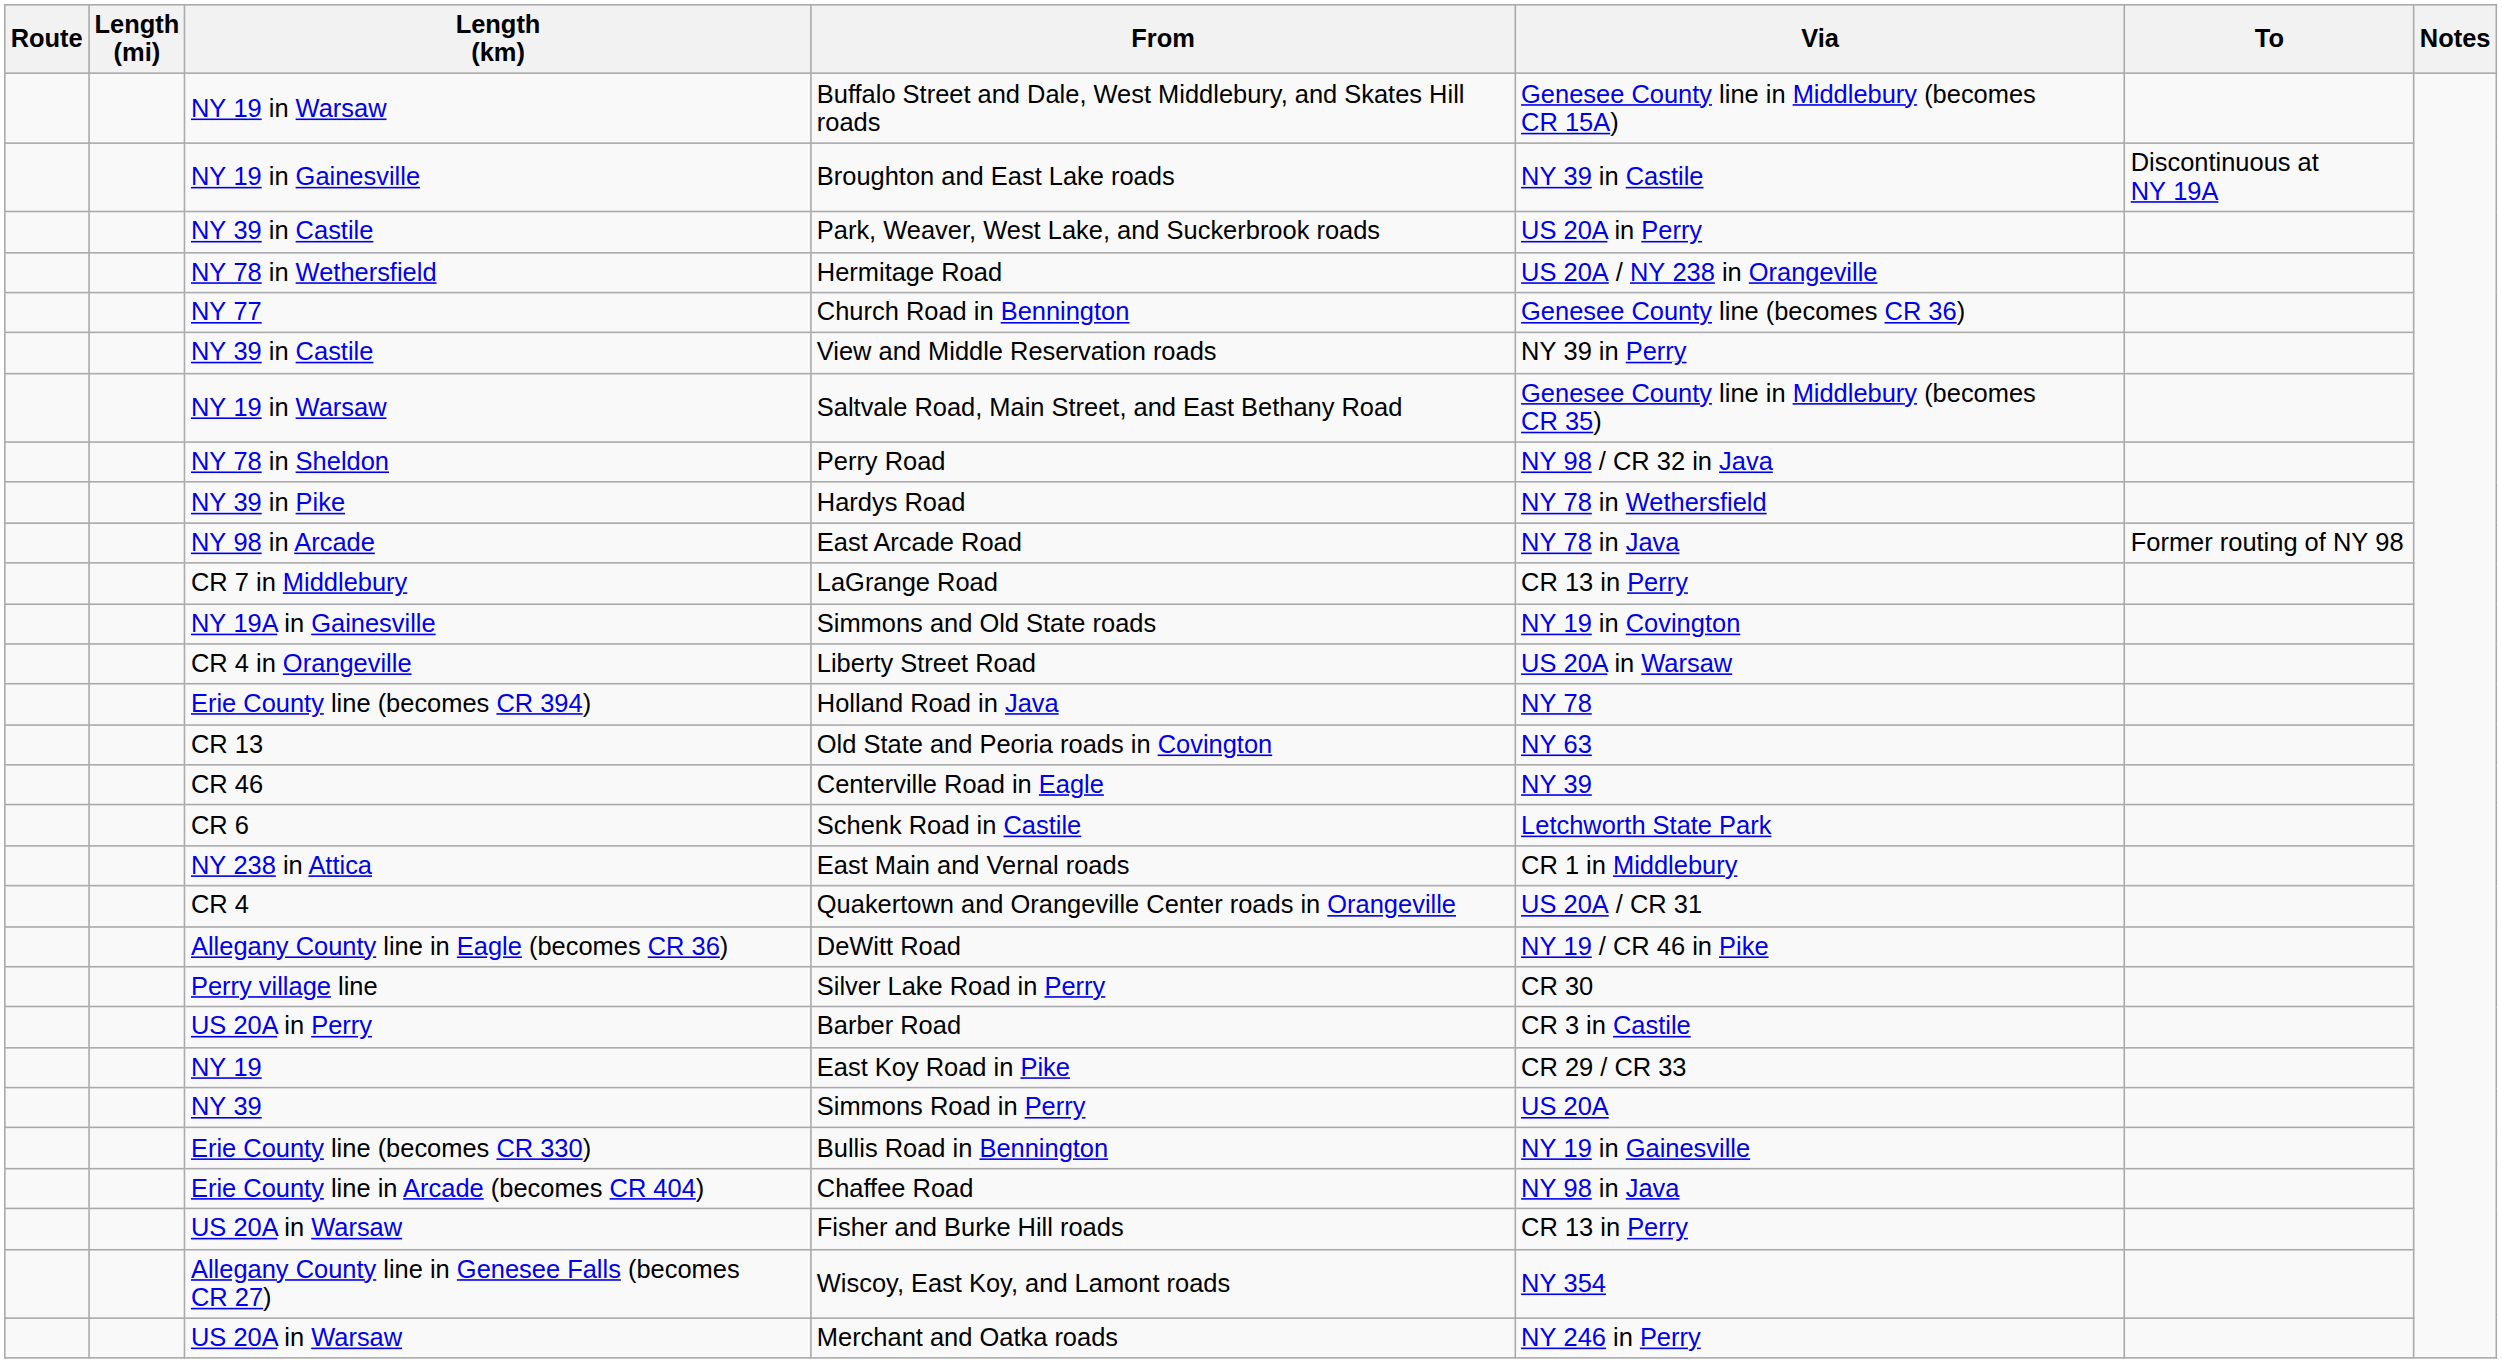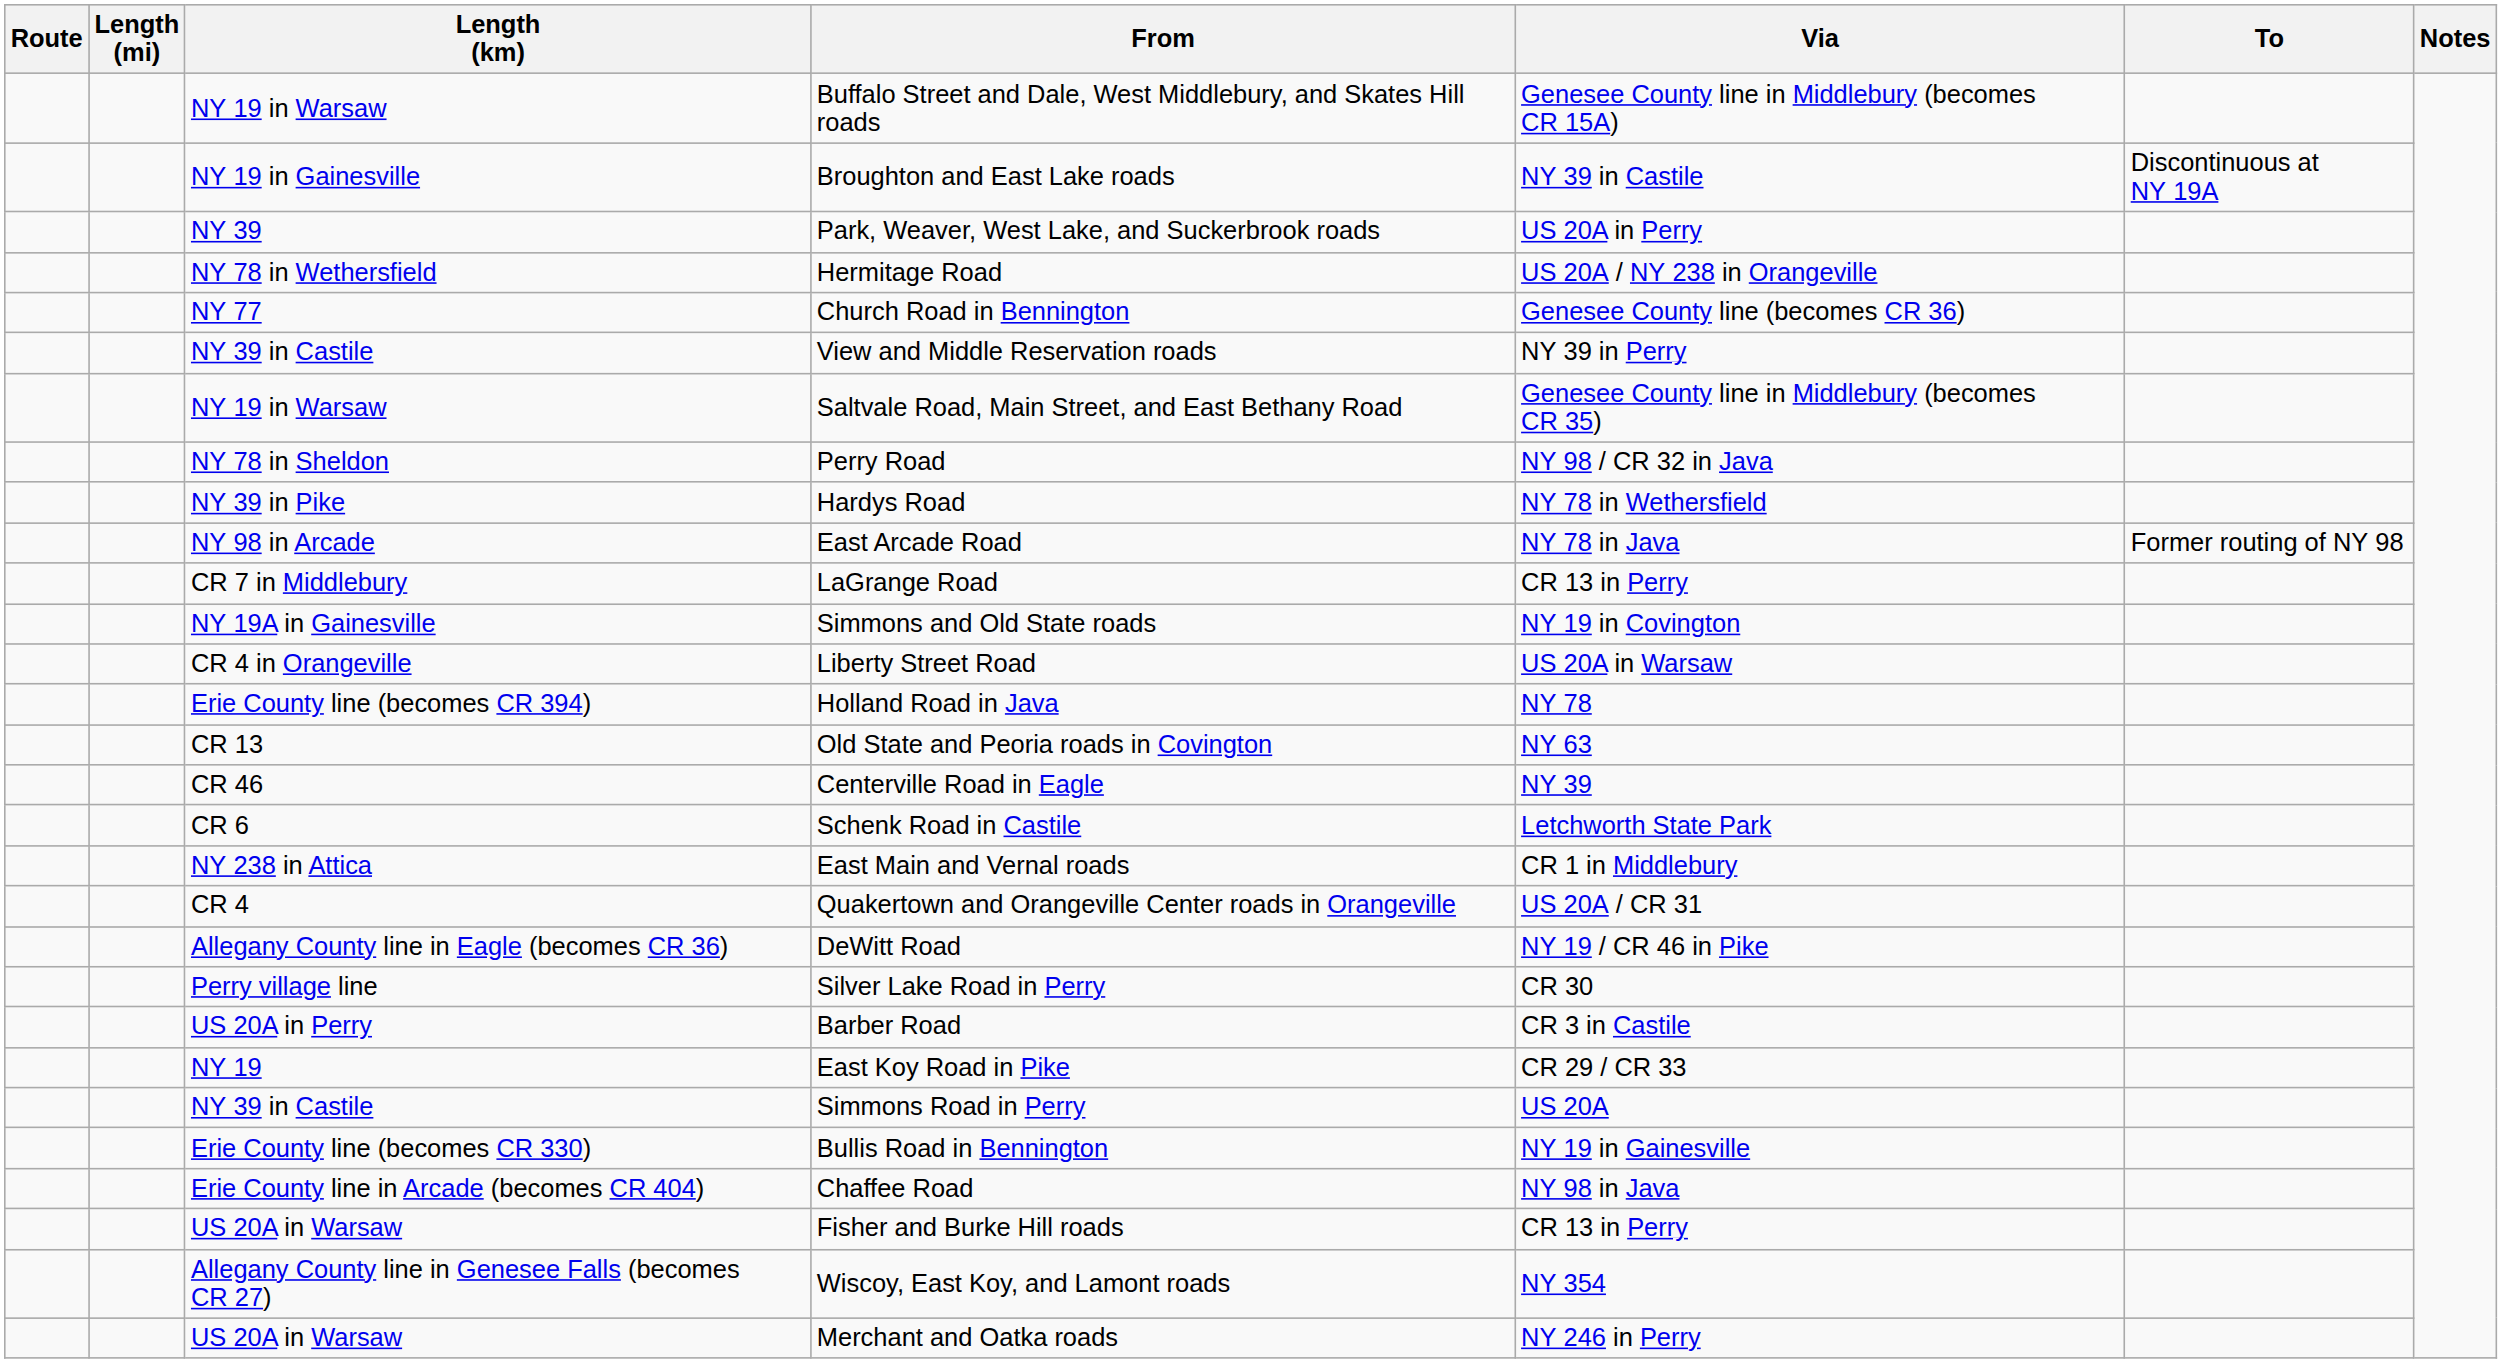(282, 231) NY 39 in Castile -> (226, 231) NY 39
(226, 1107) NY 39 -> (282, 1107) NY 39 in Castile
